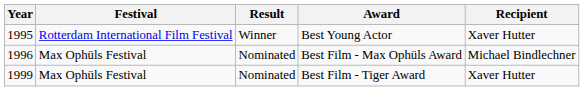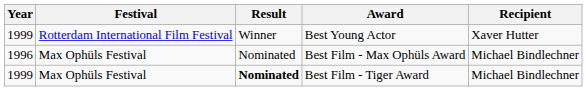(20, 34) 1995 -> (20, 34) 1999
(267, 75) normal -> (269, 75) bold
(501, 75) Xaver Hutter -> (525, 75) Michael Bindlechner
